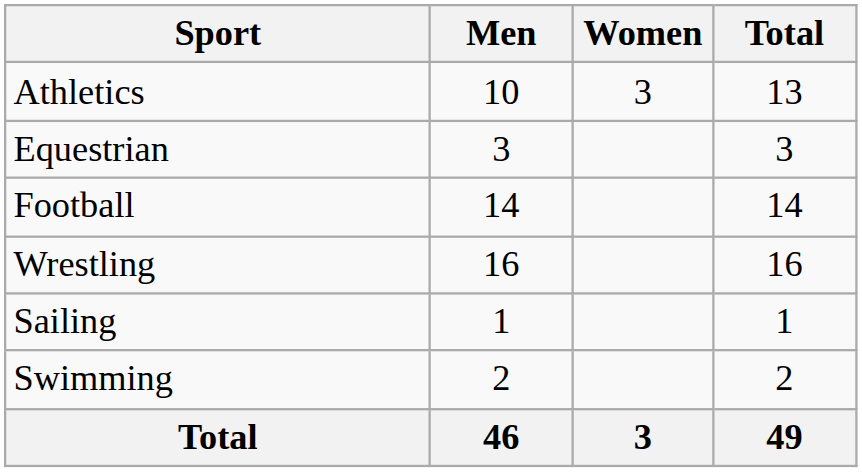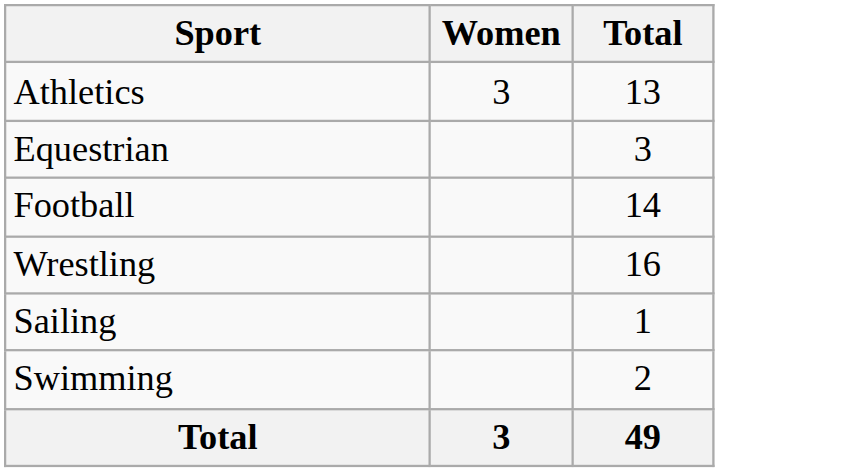- column: (501, 33)
